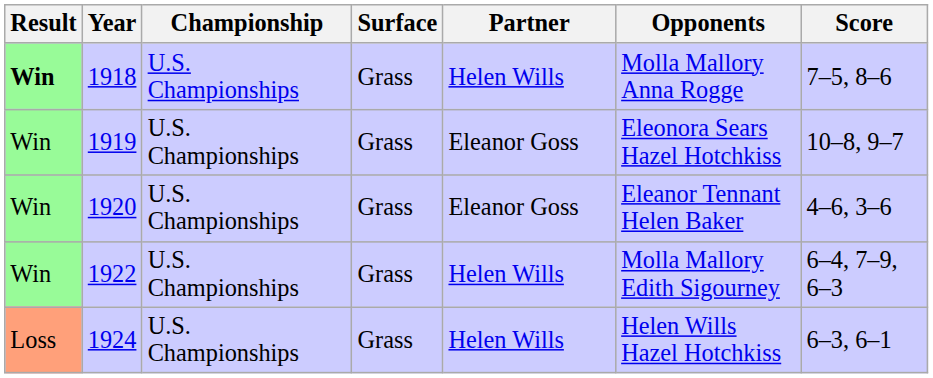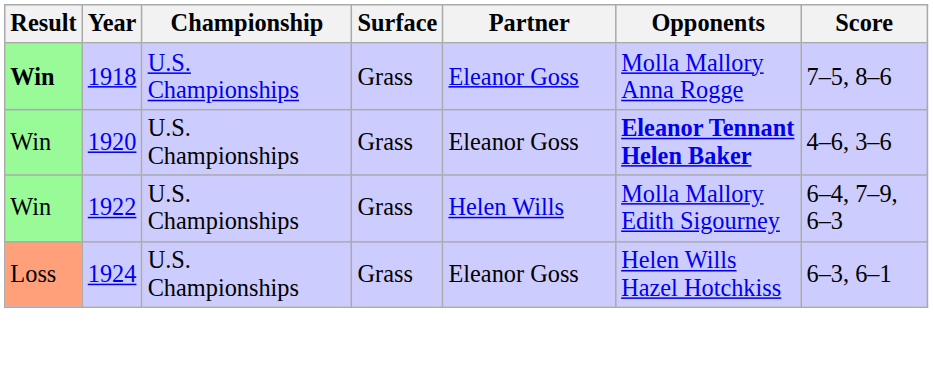(506, 76) Helen Wills -> (514, 76) Eleanor Goss
- row: (112, 141)
(701, 207) normal -> (708, 141) bold
(506, 339) Helen Wills -> (514, 273) Eleanor Goss
